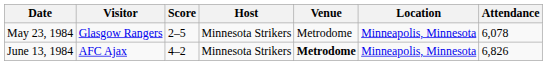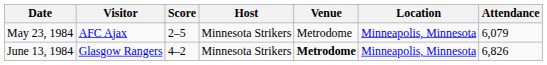(121, 32) Glasgow Rangers -> (103, 32) AFC Ajax
(495, 32) 6,078 -> (495, 32) 6,079
(103, 51) AFC Ajax -> (121, 51) Glasgow Rangers
